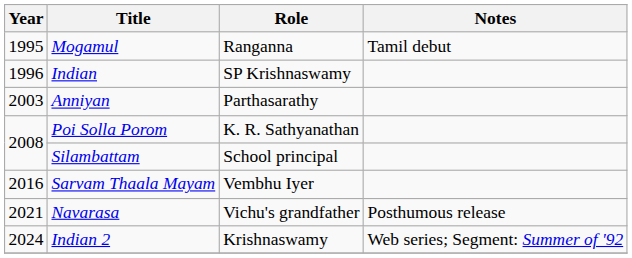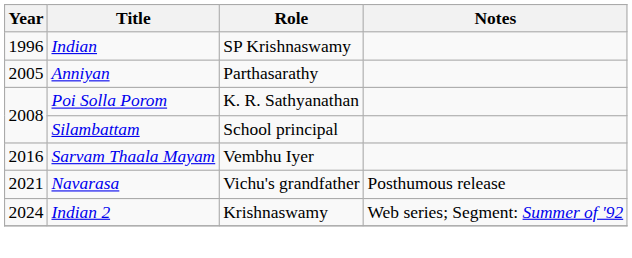- row: (85, 45)
(26, 101) 2003 -> (26, 73) 2005
